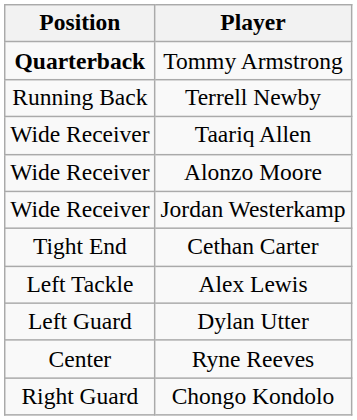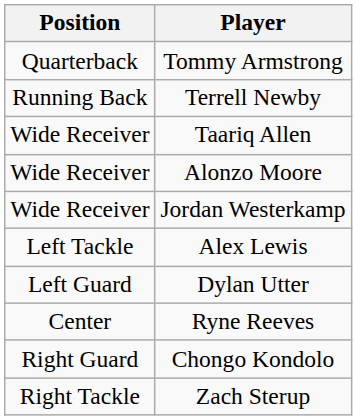(80, 60) bold -> (80, 60) normal
- row: (253, 246)
+ row: (253, 396)
